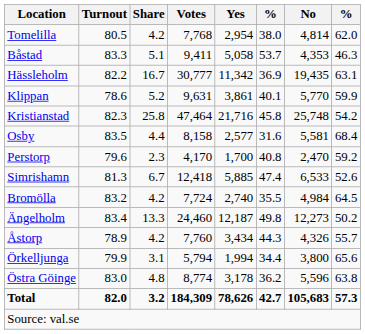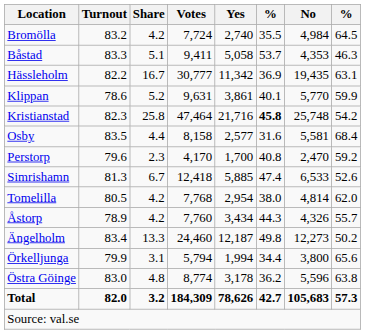rows swapped: (32, 197) <-> (32, 34)
(270, 116) normal -> (270, 116) bold
rows swapped: (25, 237) <-> (36, 217)
